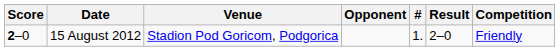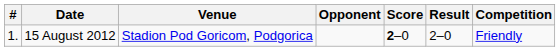columns swapped: (418, 14) <-> (26, 14)
